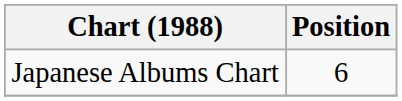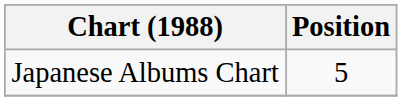(341, 72) 6 -> (341, 72) 5
